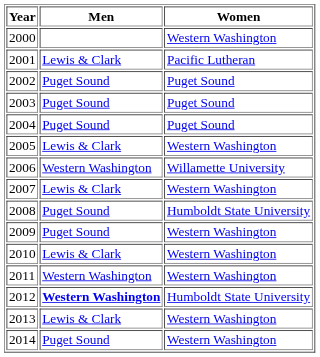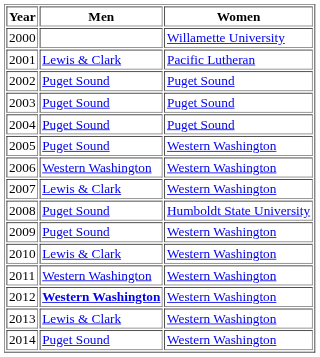(222, 38) Western Washington -> (226, 38) Willamette University
(82, 146) Lewis & Clark -> (76, 146) Puget Sound
(226, 167) Willamette University -> (222, 167) Western Washington
(239, 297) Humboldt State University -> (222, 297) Western Washington
